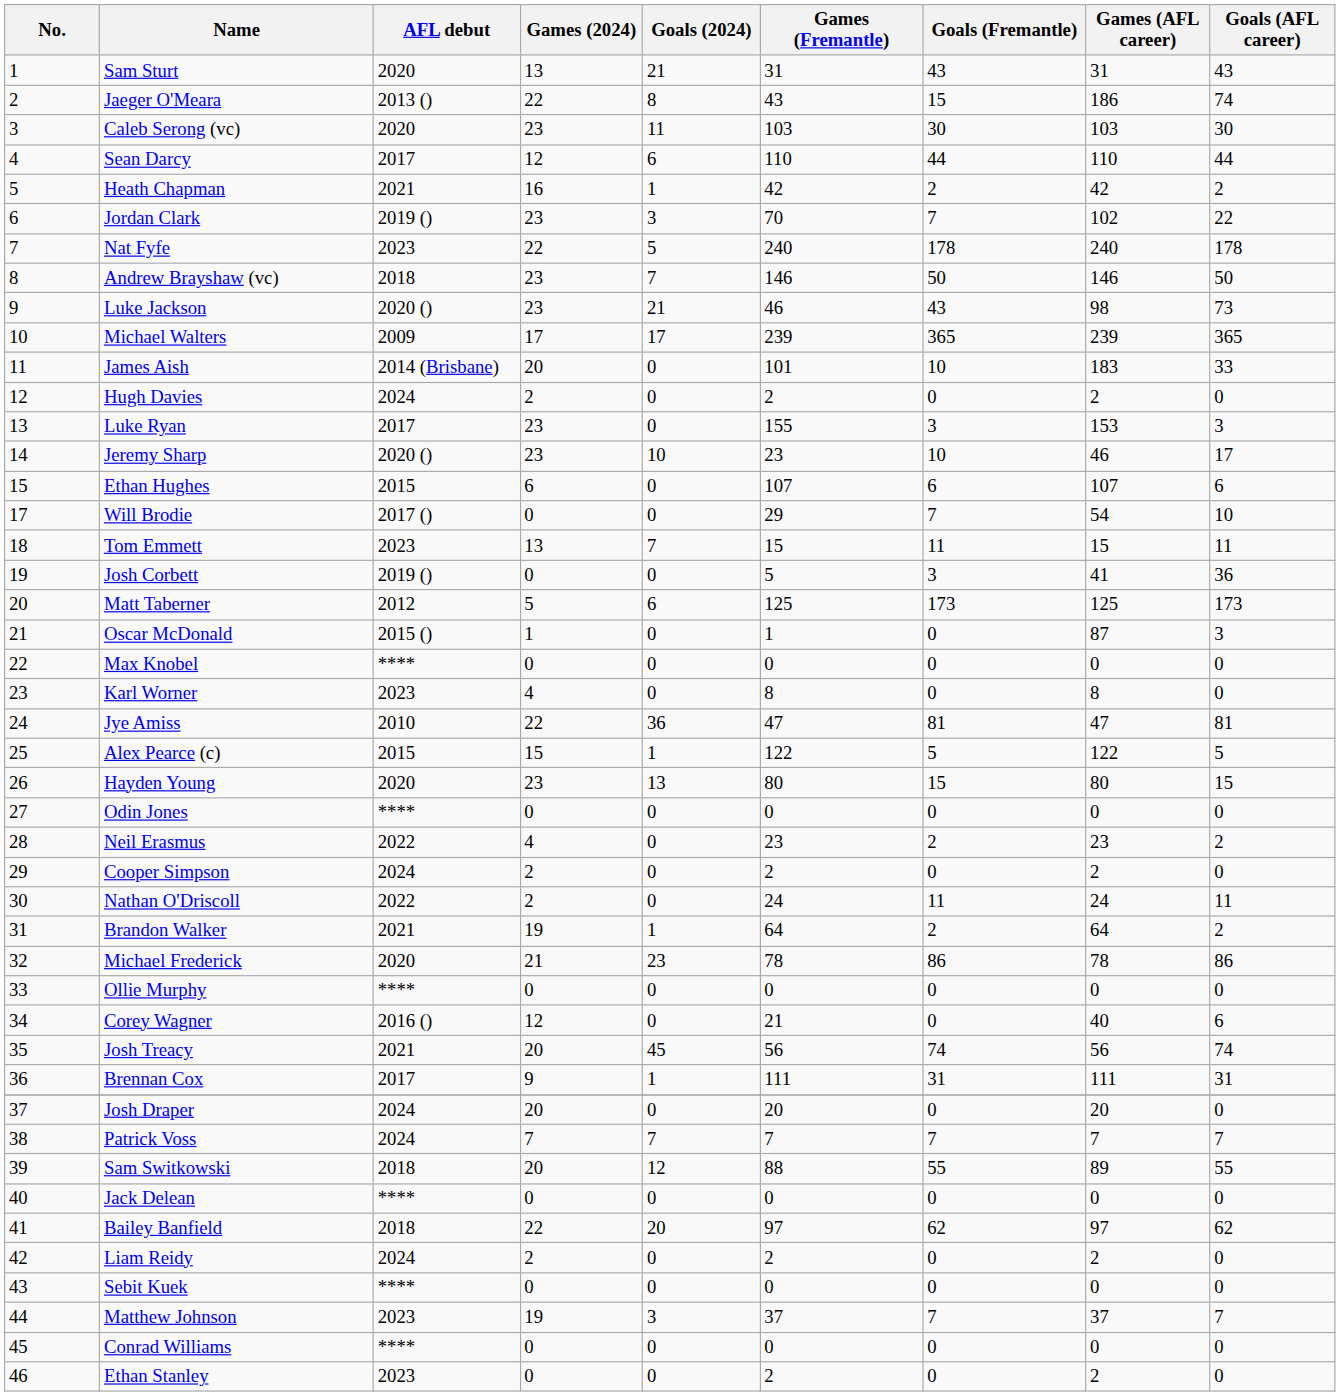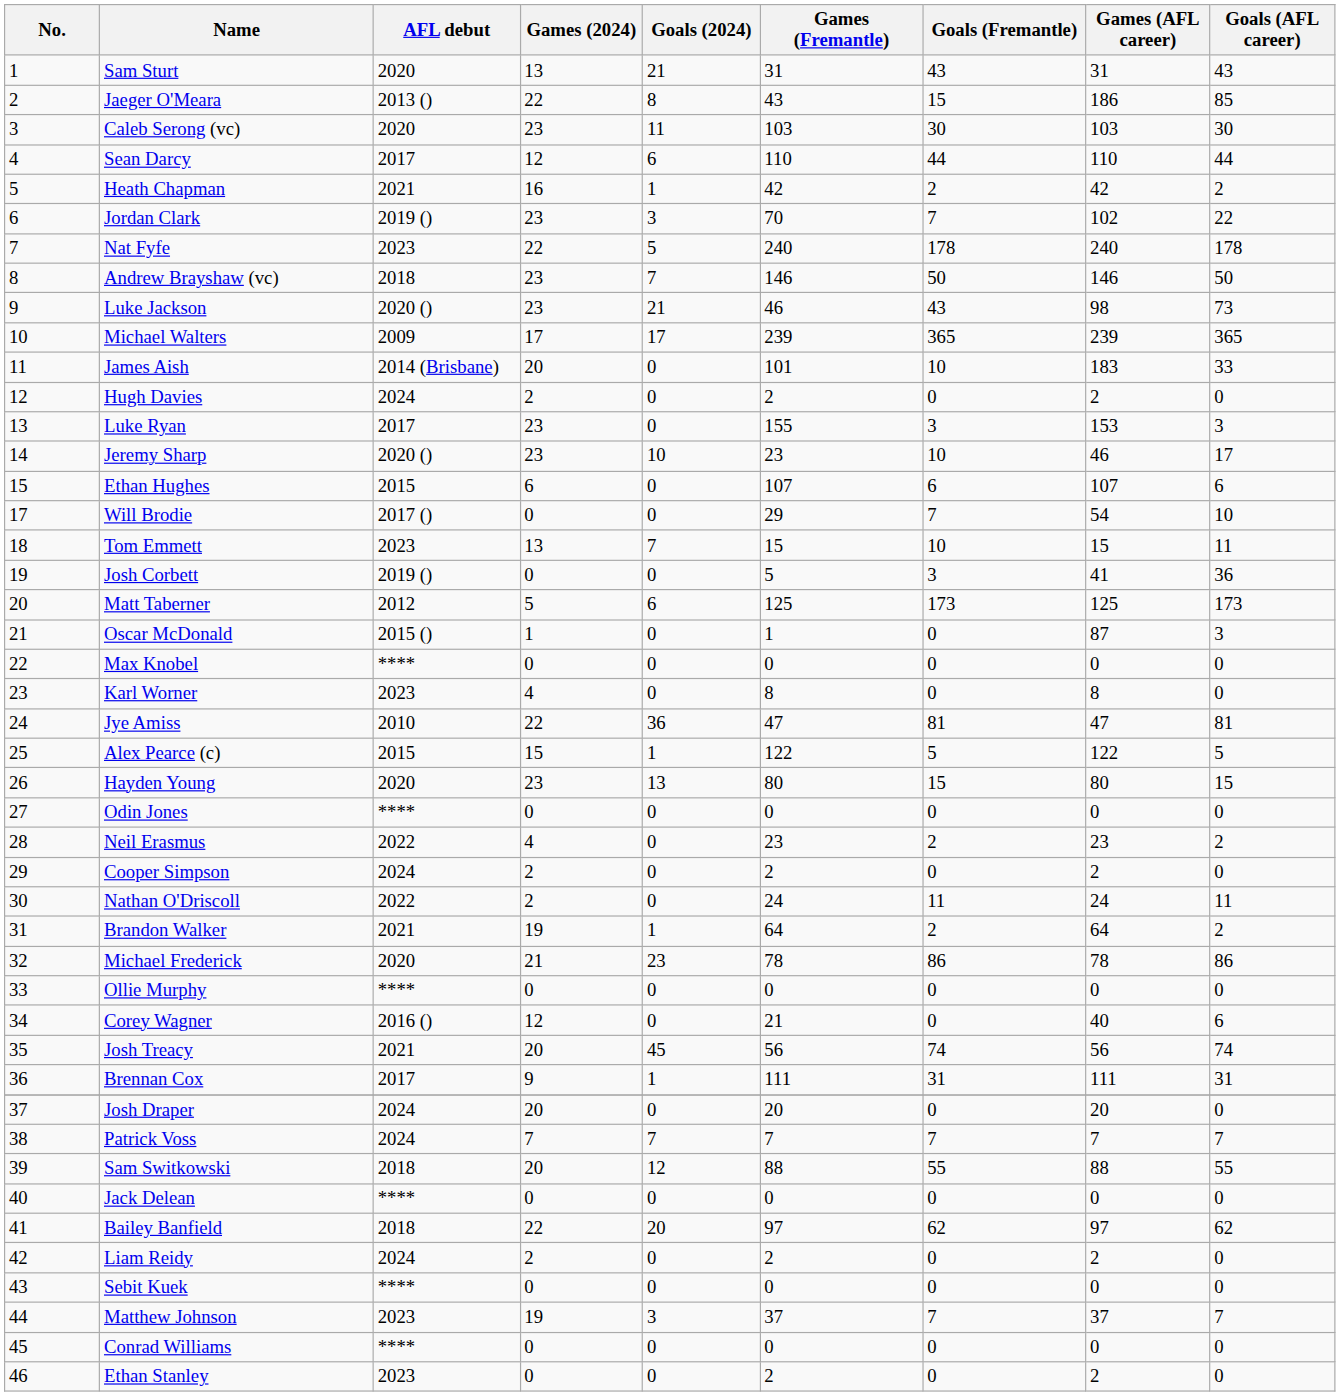(1224, 99) 74 -> (1224, 99) 85
(936, 545) 11 -> (937, 545) 10
(1099, 1168) 89 -> (1099, 1168) 88
